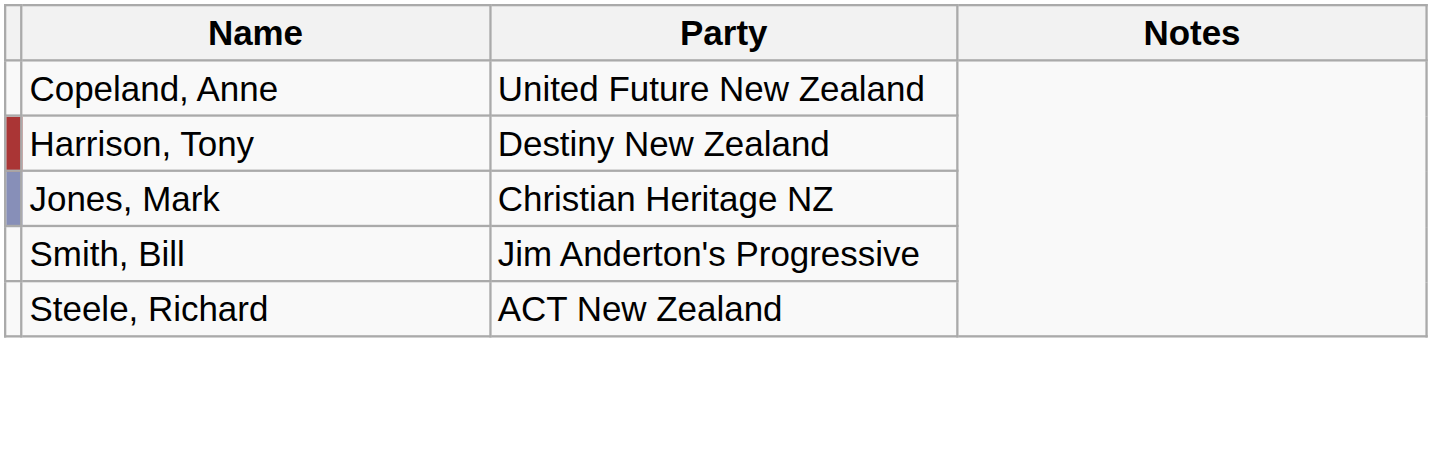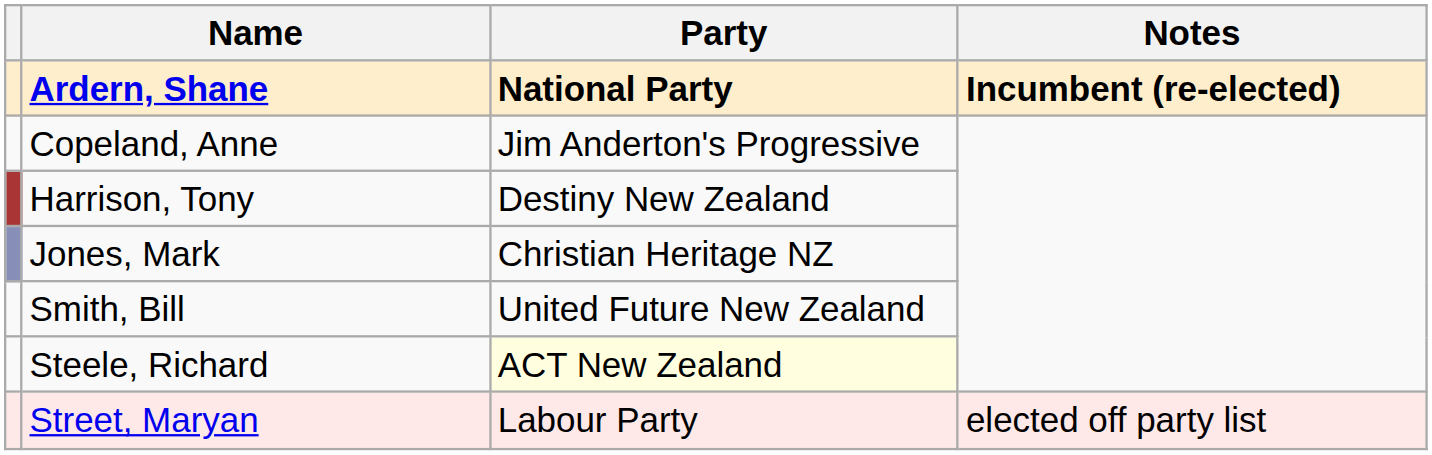+ row: (149, 88)
(711, 88) United Future New Zealand -> (709, 144) Jim Anderton's Progressive
(709, 254) Jim Anderton's Progressive -> (711, 310) United Future New Zealand
(640, 310) no background -> (640, 365) lightyellow background
+ row: (144, 420)
